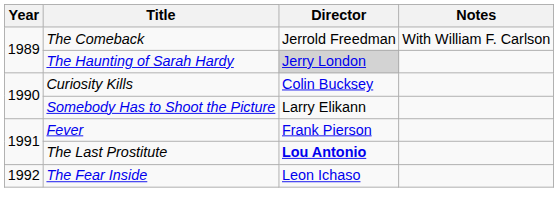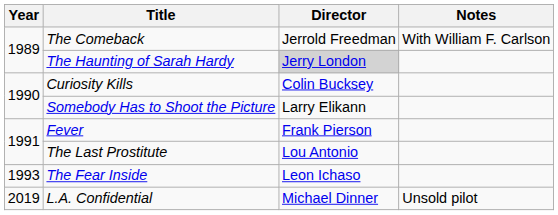(324, 152) bold -> (320, 152) normal
(24, 175) 1992 -> (24, 175) 1993
+ row: (99, 198)
